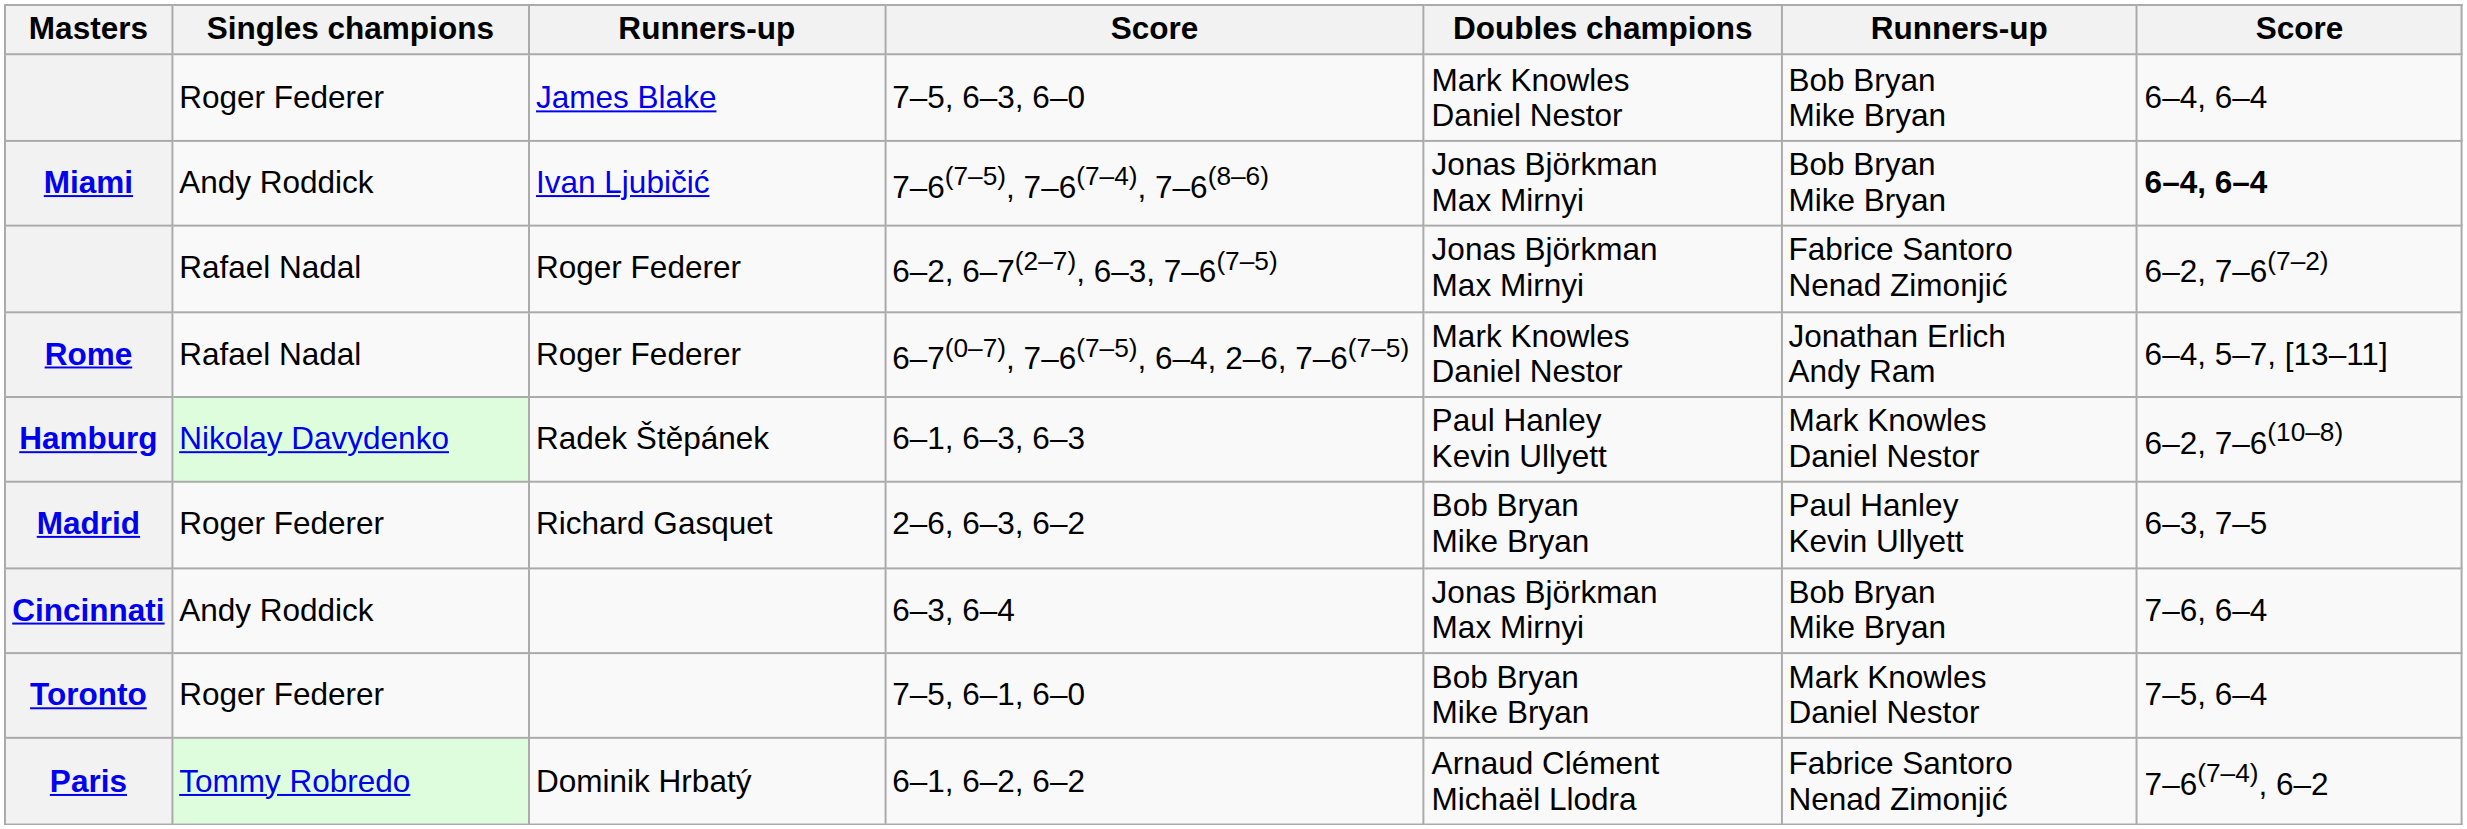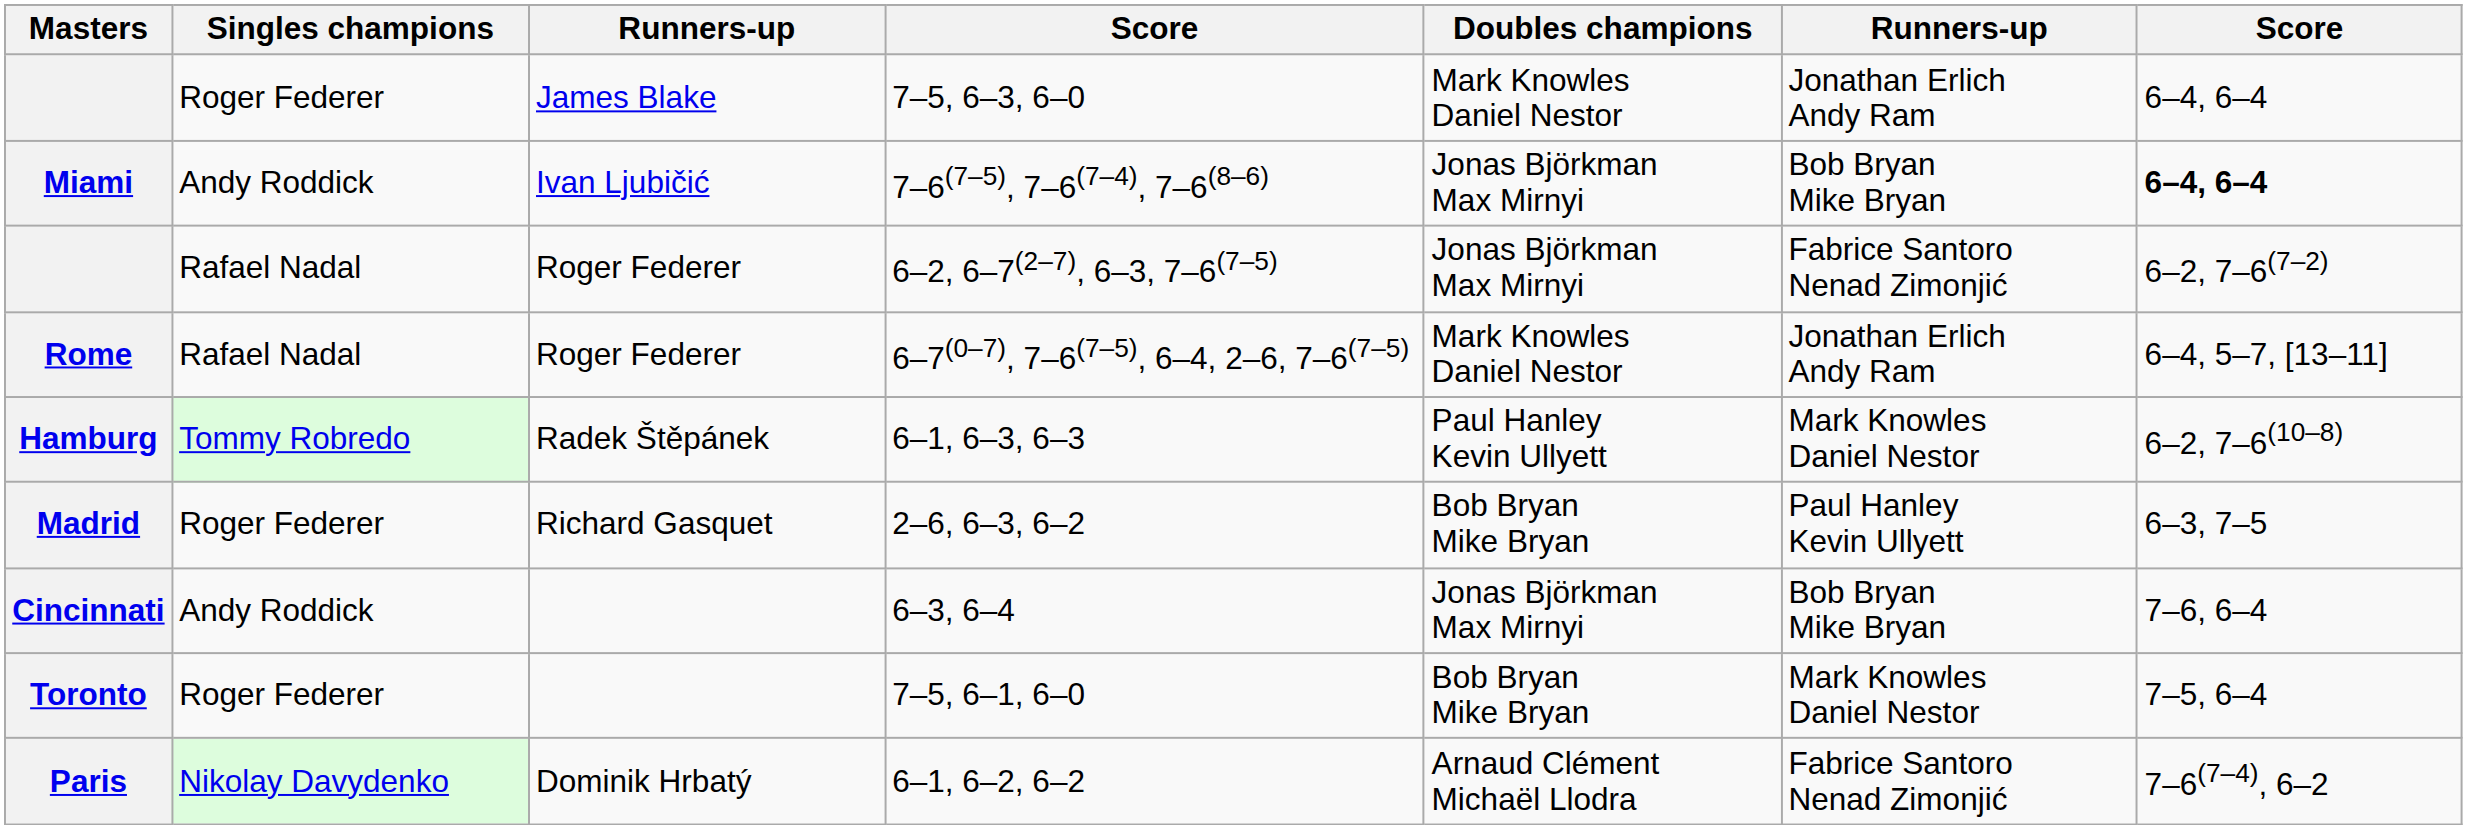(1867, 97) Bob Bryan Mike Bryan -> (1897, 97) Jonathan Erlich Andy Ram
(314, 439) Nikolay Davydenko -> (295, 439) Tommy Robredo
(295, 780) Tommy Robredo -> (314, 780) Nikolay Davydenko
